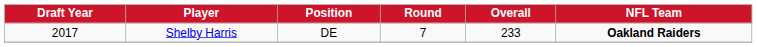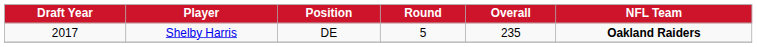(423, 32) 7 -> (423, 32) 5
(511, 32) 233 -> (511, 32) 235
